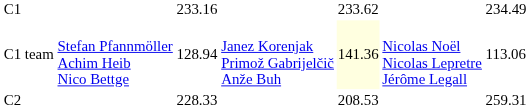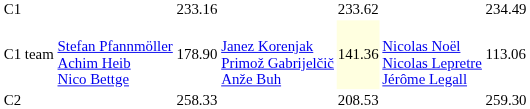(197, 54) 128.94 -> (197, 54) 178.90
(197, 100) 228.33 -> (197, 100) 258.33
(506, 100) 259.31 -> (506, 100) 259.30
